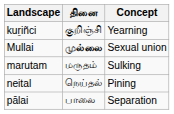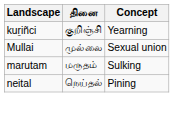(84, 47) bold -> (84, 47) normal
- row: (18, 100)
